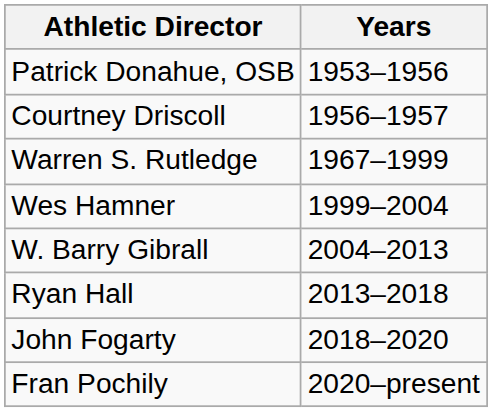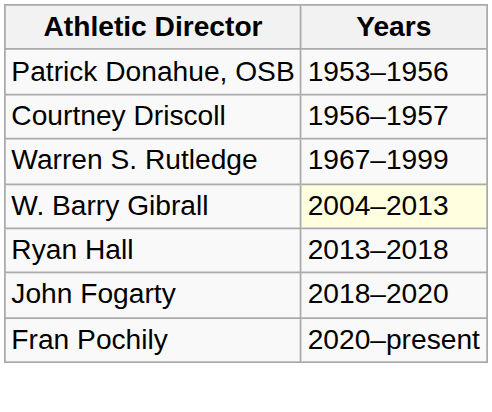- row: (93, 205)
(378, 250) no background -> (378, 205) lightyellow background
